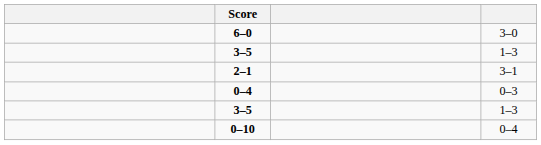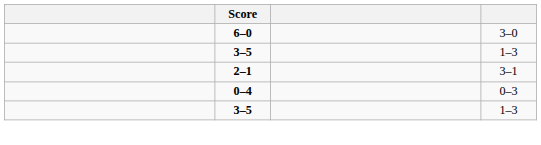- row: (243, 129)
